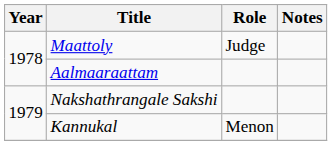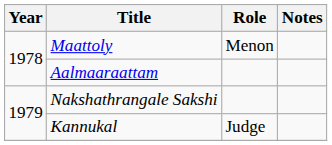(245, 45) Judge -> (250, 45) Menon
(250, 126) Menon -> (245, 126) Judge
